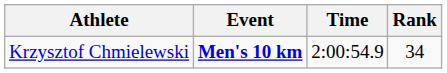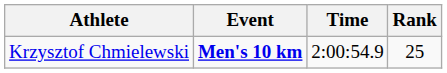(415, 51) 34 -> (415, 51) 25
